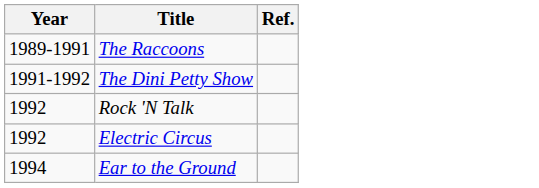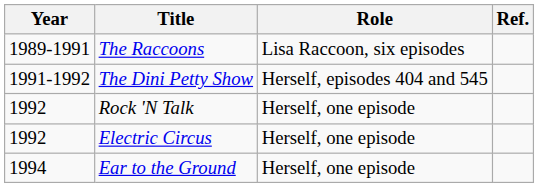+ column: (375, 19)
